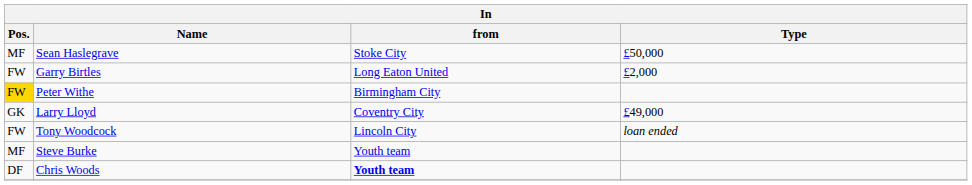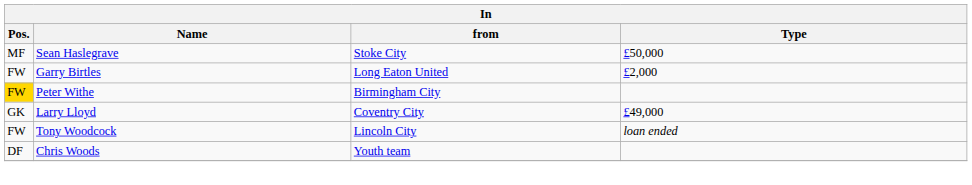- row: (66, 151)
(384, 170) bold -> (382, 151) normal
